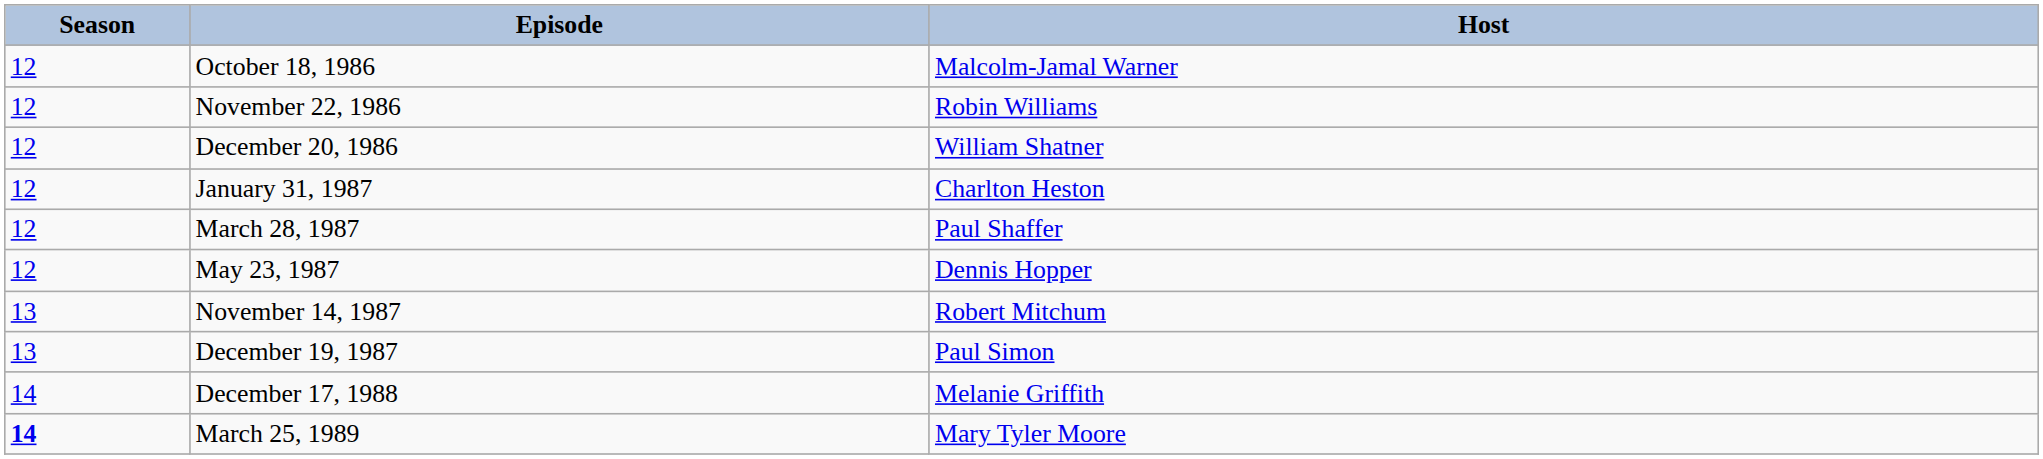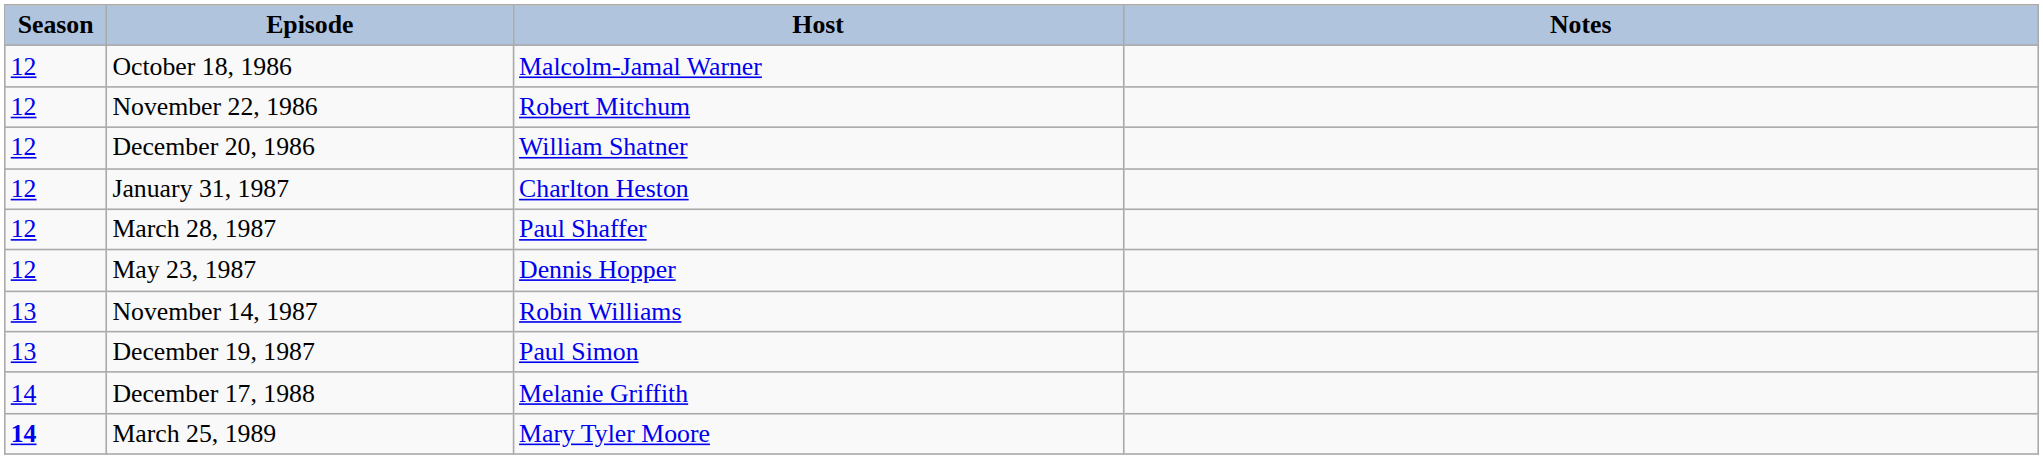+ column: (1581, 24)
(1016, 106) Robin Williams -> (605, 106) Robert Mitchum
(1020, 310) Robert Mitchum -> (600, 310) Robin Williams
